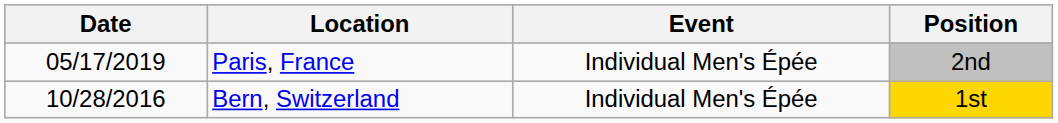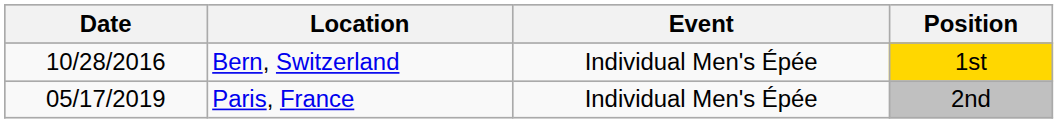rows swapped: (306, 100) <-> (283, 62)
